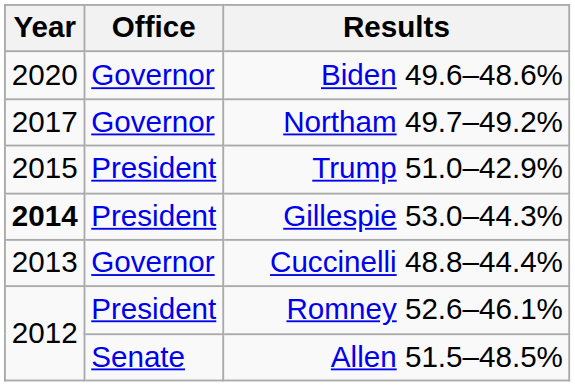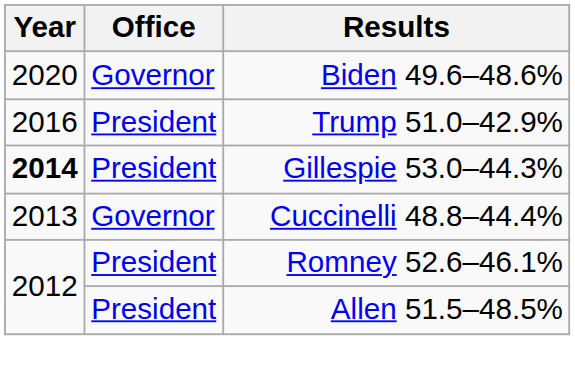- row: (423, 121)
(45, 168) 2015 -> (45, 121) 2016
(138, 356) Senate -> (154, 309) President
